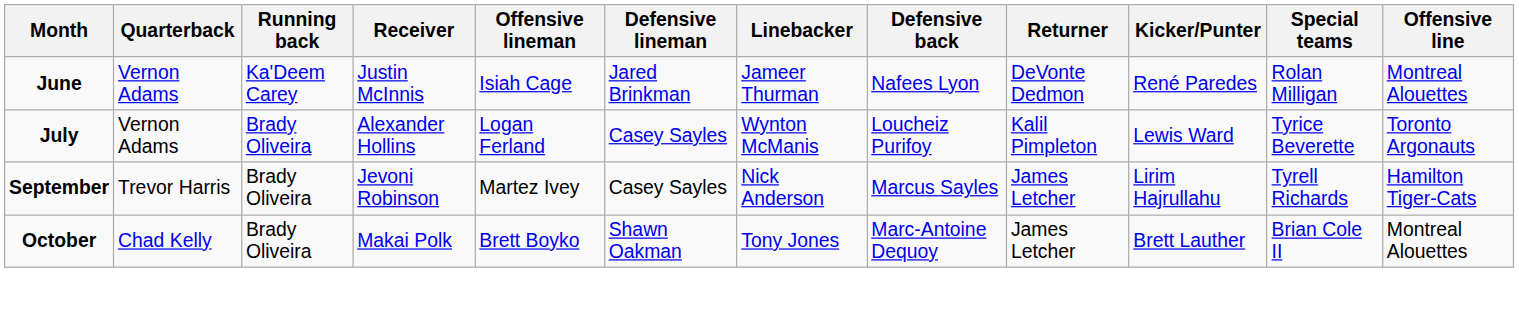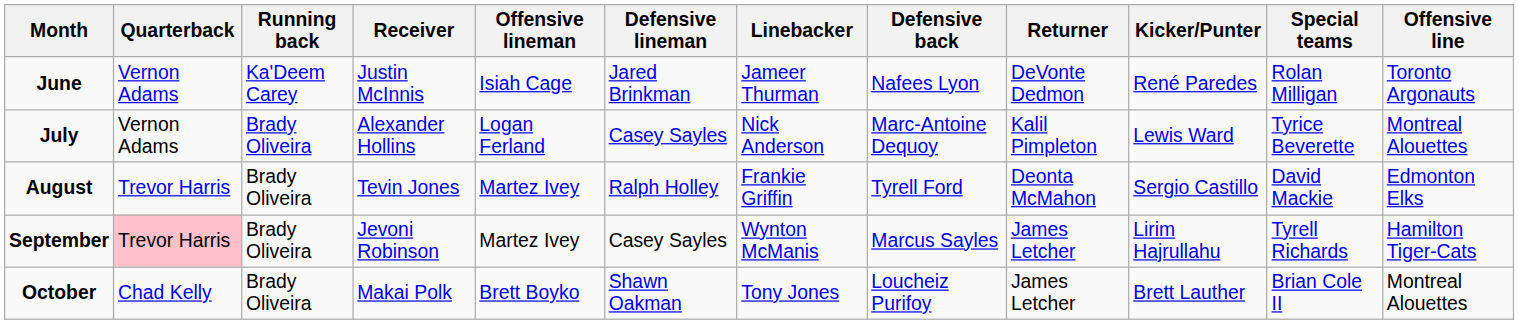(1427, 83) Montreal Alouettes -> (1431, 83) Toronto Argonauts
(780, 135) Wynton McManis -> (783, 135) Nick Anderson
(910, 135) Loucheiz Purifoy -> (929, 135) Marc-Antoine Dequoy
(1431, 135) Toronto Argonauts -> (1427, 135) Montreal Alouettes
+ row: (59, 188)
(174, 188) no background -> (174, 240) pink background
(783, 188) Nick Anderson -> (780, 240) Wynton McManis
(929, 240) Marc-Antoine Dequoy -> (910, 293) Loucheiz Purifoy
